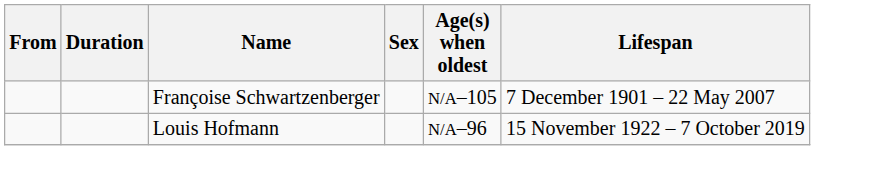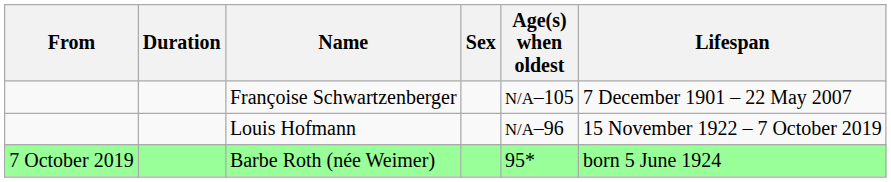+ row: (332, 160)
